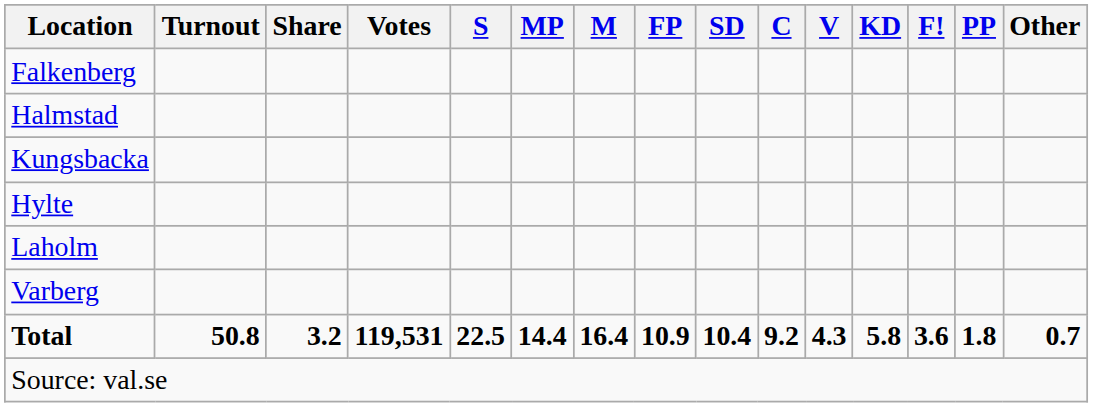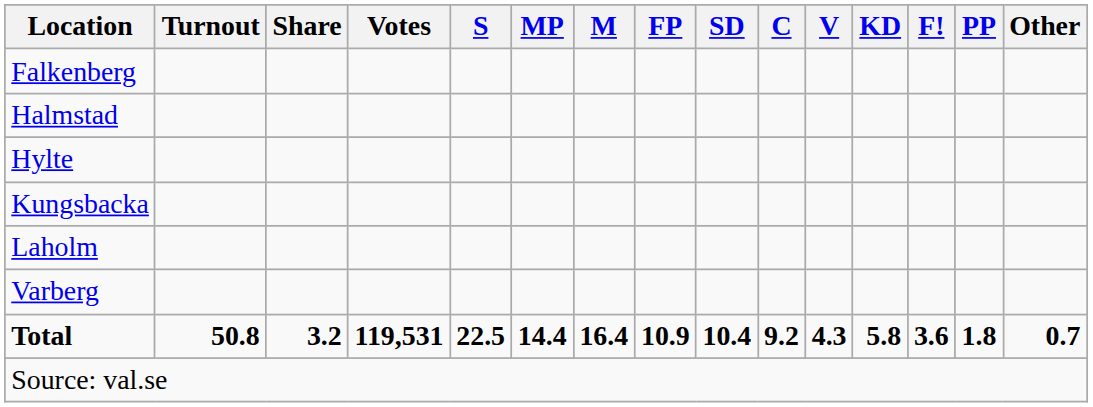rows swapped: (42, 203) <-> (80, 159)
